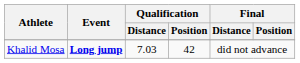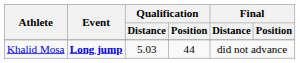(147, 49) 7.03 -> (147, 49) 5.03
(189, 49) 42 -> (189, 49) 44
